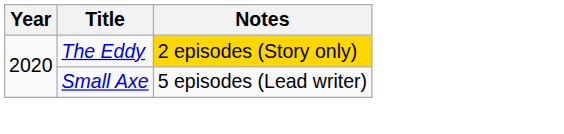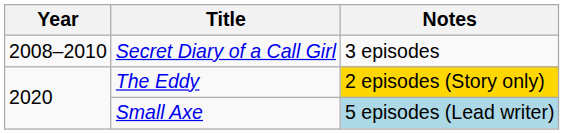+ row: (226, 50)
(262, 81) no background -> (450, 112) lightblue background
